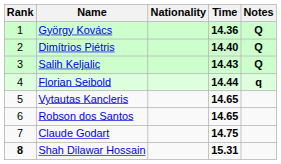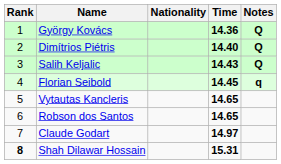(225, 82) 14.44 -> (225, 82) 14.45
(225, 133) 14.75 -> (225, 133) 14.97
